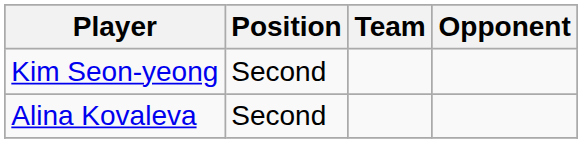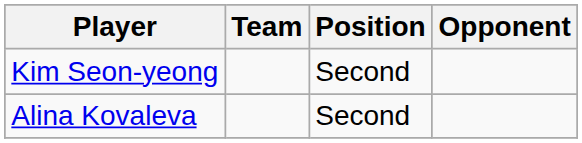columns swapped: (390, 26) <-> (286, 26)
